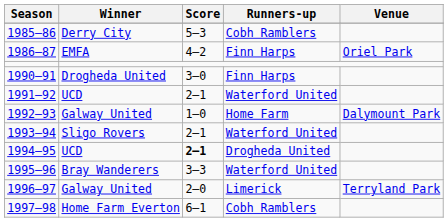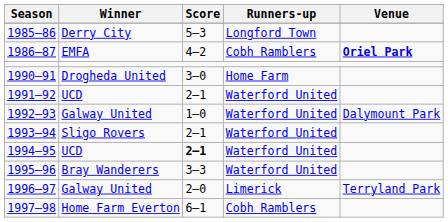(271, 33) Cobh Ramblers -> (271, 33) Longford Town
(261, 52) Finn Harps -> (271, 52) Cobh Ramblers
(378, 52) normal -> (378, 52) bold
(261, 76) Finn Harps -> (257, 76) Home Farm
(257, 114) Home Farm -> (281, 114) Waterford United
(278, 151) Drogheda United -> (281, 151) Waterford United
